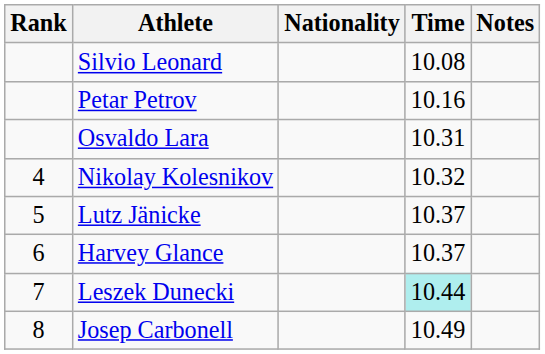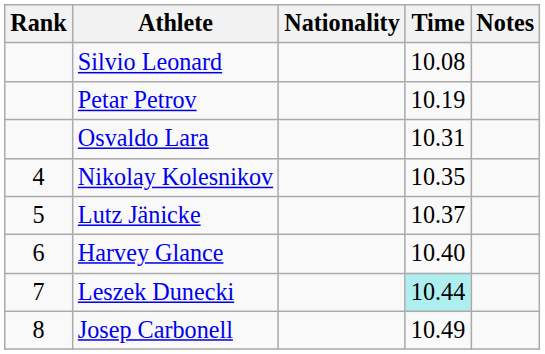(438, 100) 10.16 -> (438, 100) 10.19
(438, 176) 10.32 -> (438, 176) 10.35
(438, 253) 10.37 -> (438, 253) 10.40
